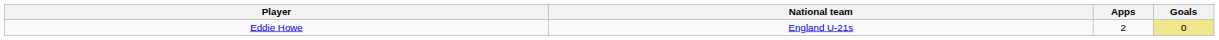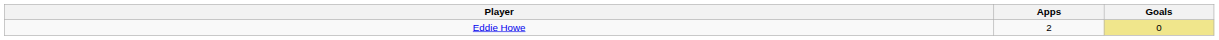- column: (821, 12)
